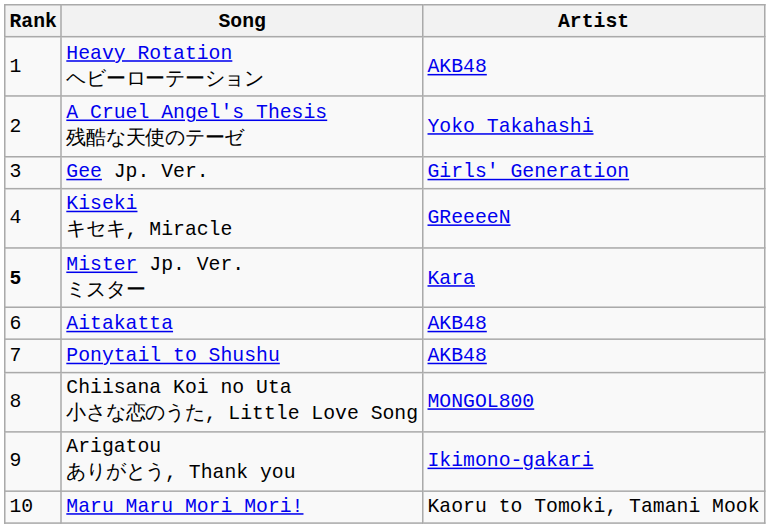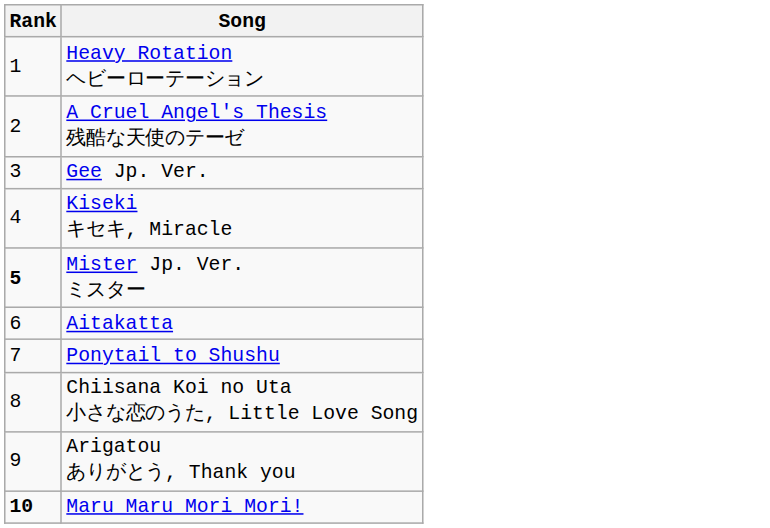- column: (594, 21)
(21, 507) normal -> (21, 507) bold
